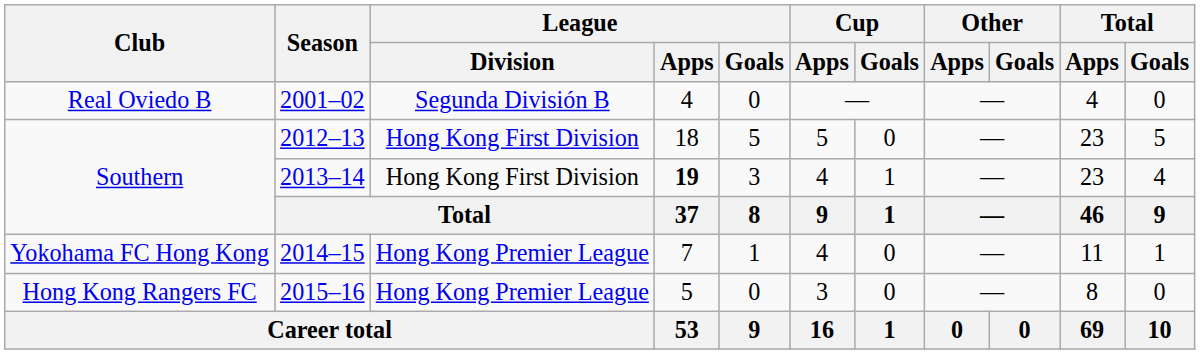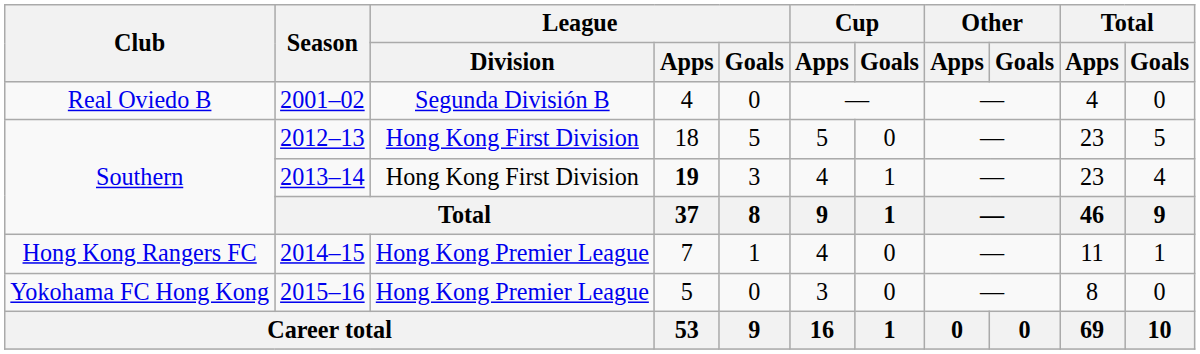(140, 253) Yokohama FC Hong Kong -> (140, 253) Hong Kong Rangers FC
(140, 291) Hong Kong Rangers FC -> (140, 291) Yokohama FC Hong Kong
